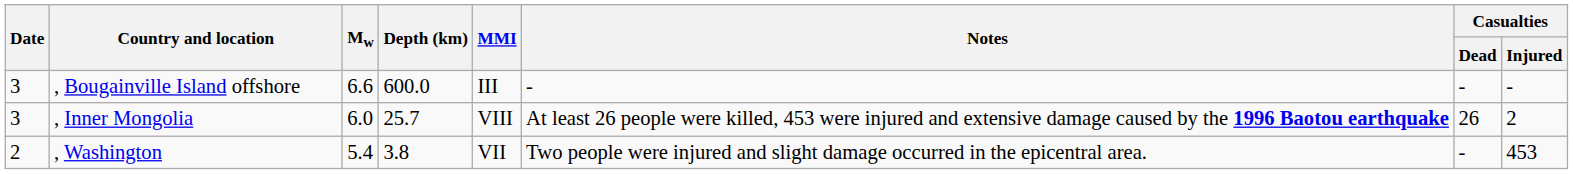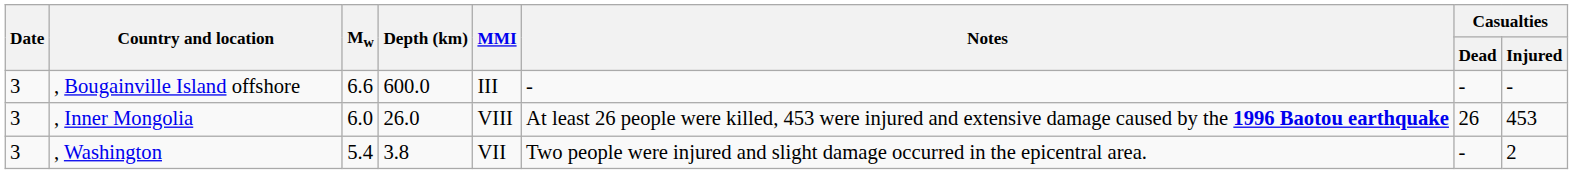(401, 119) 25.7 -> (401, 119) 26.0
(1511, 119) 2 -> (1522, 119) 453
(15, 151) 2 -> (15, 151) 3
(1522, 151) 453 -> (1511, 151) 2
